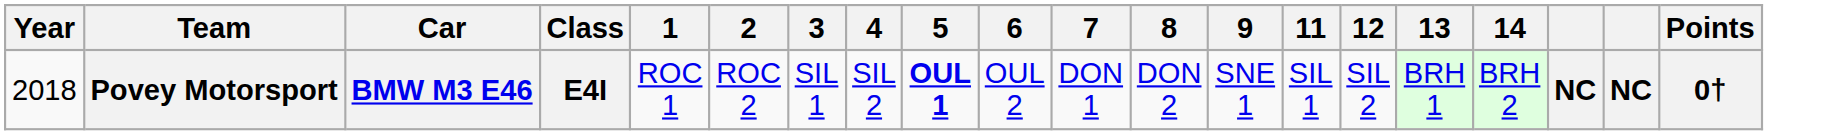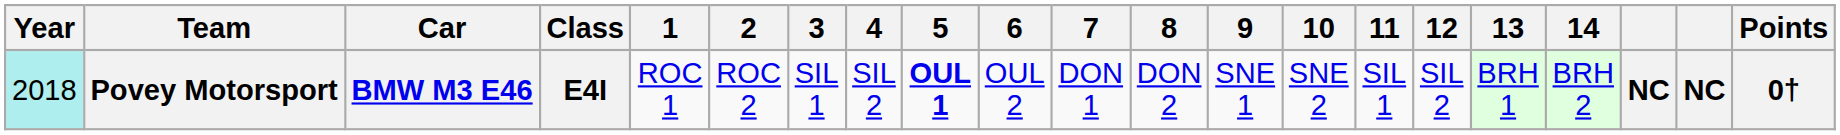+ column: (1319, 28)
(44, 90) no background -> (44, 90) paleturquoise background
